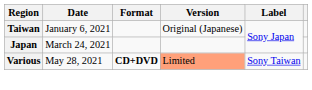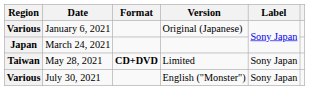(24, 28) Taiwan -> (24, 28) Various
(24, 61) Various -> (24, 61) Taiwan
(179, 61) lightsalmon background -> (179, 61) no background
(274, 61) Sony Taiwan -> (274, 61) Sony Japan
+ row: (73, 77)
